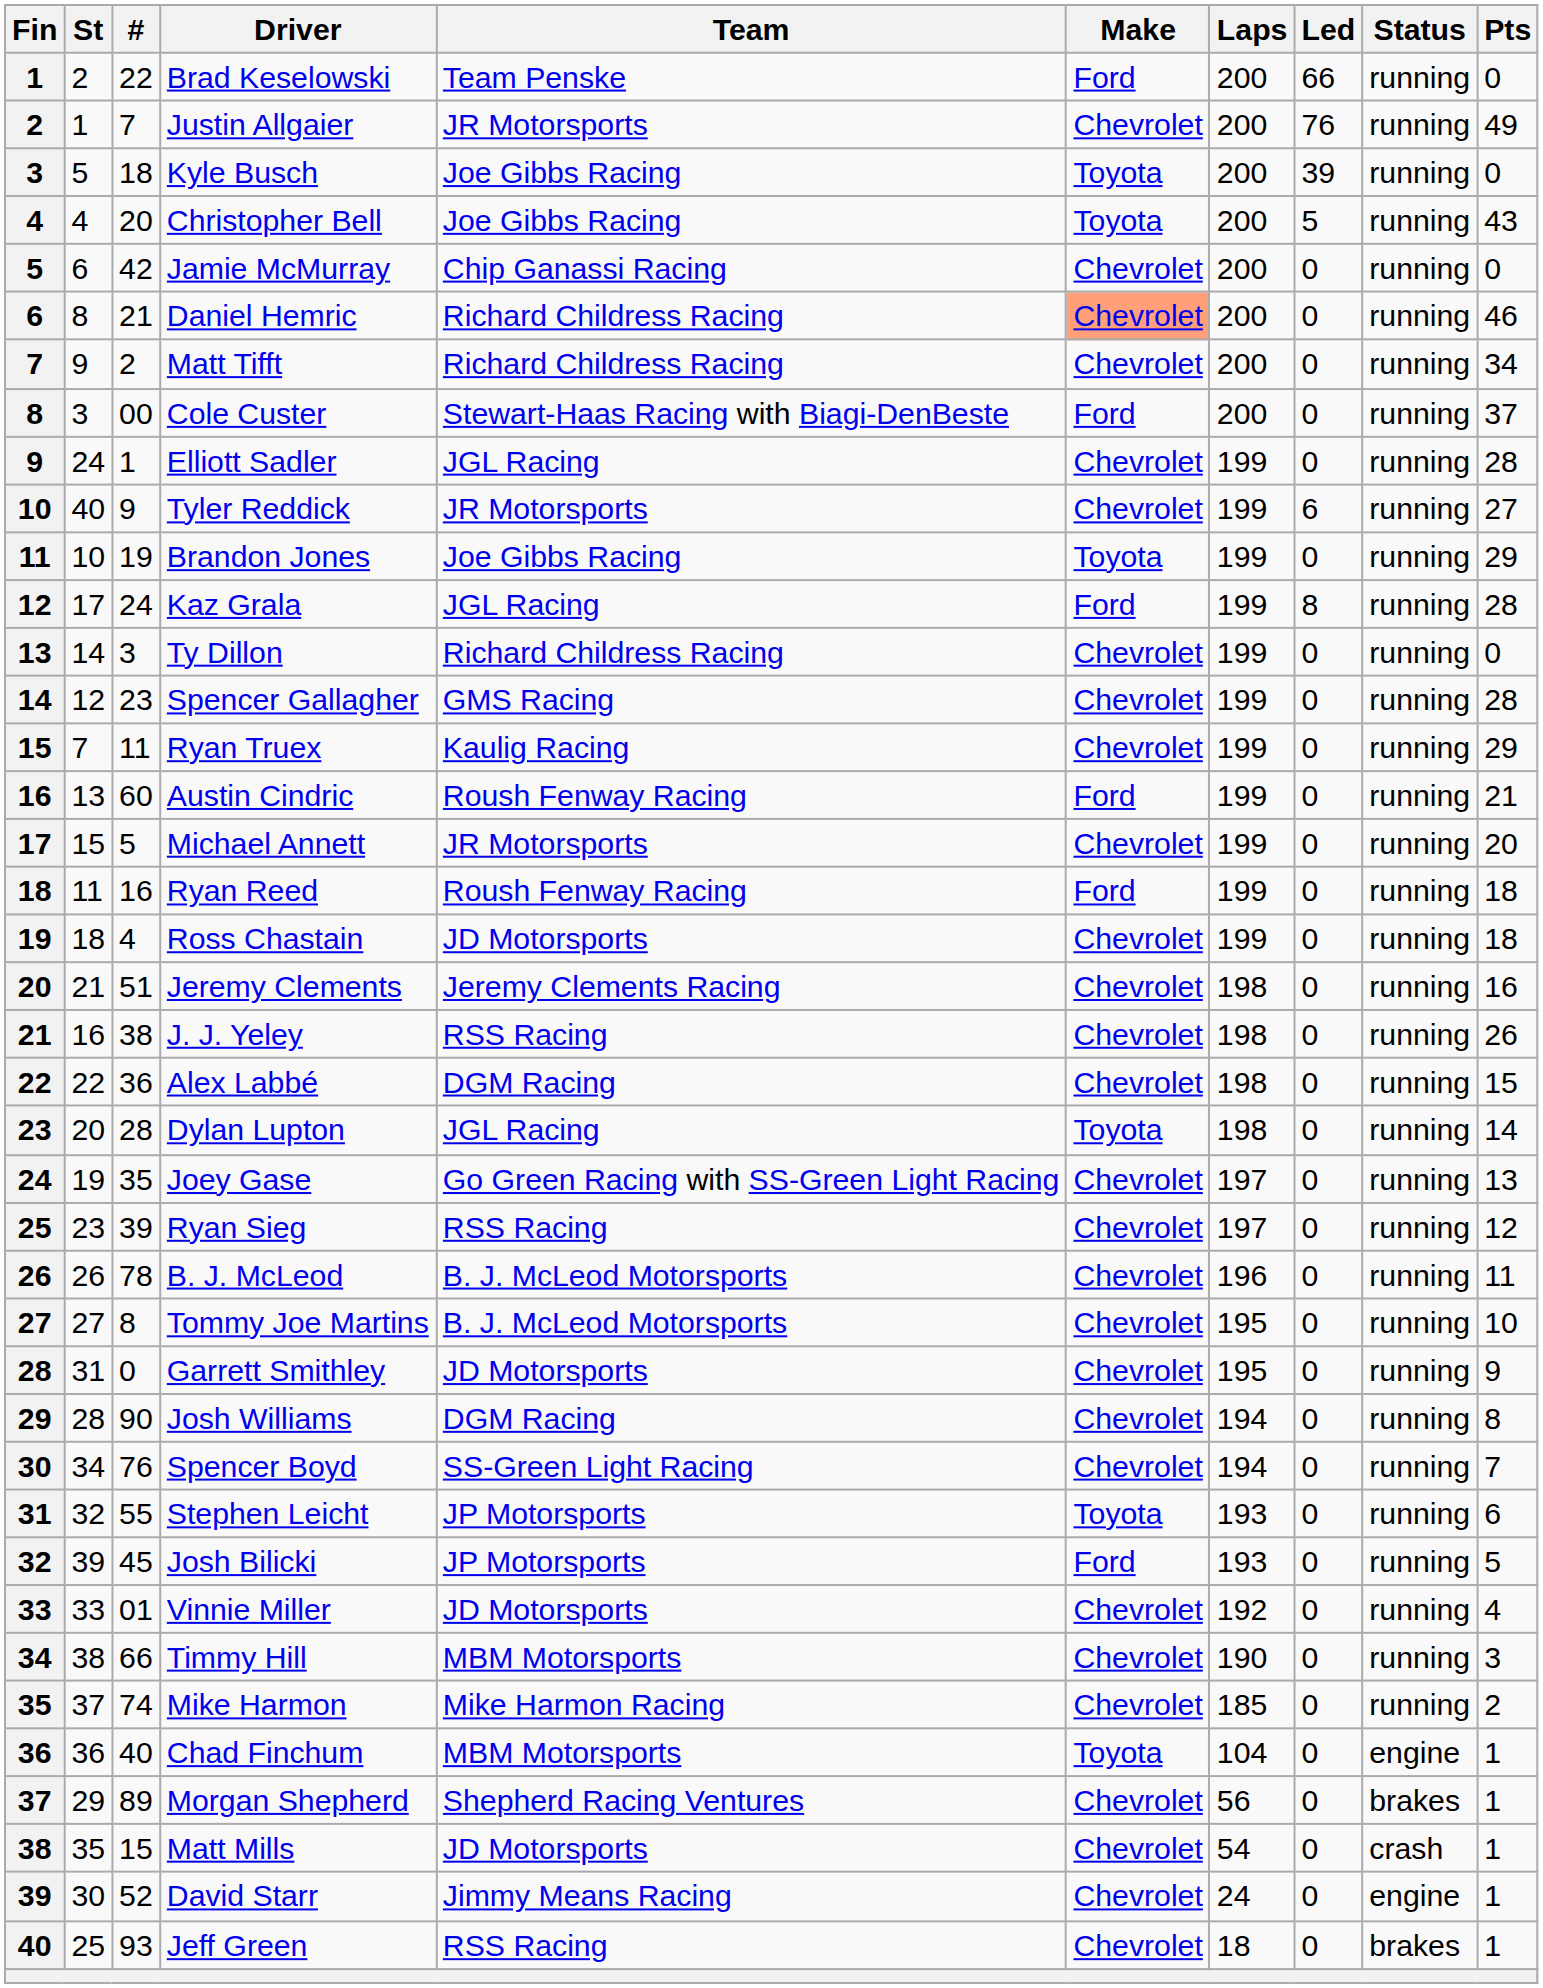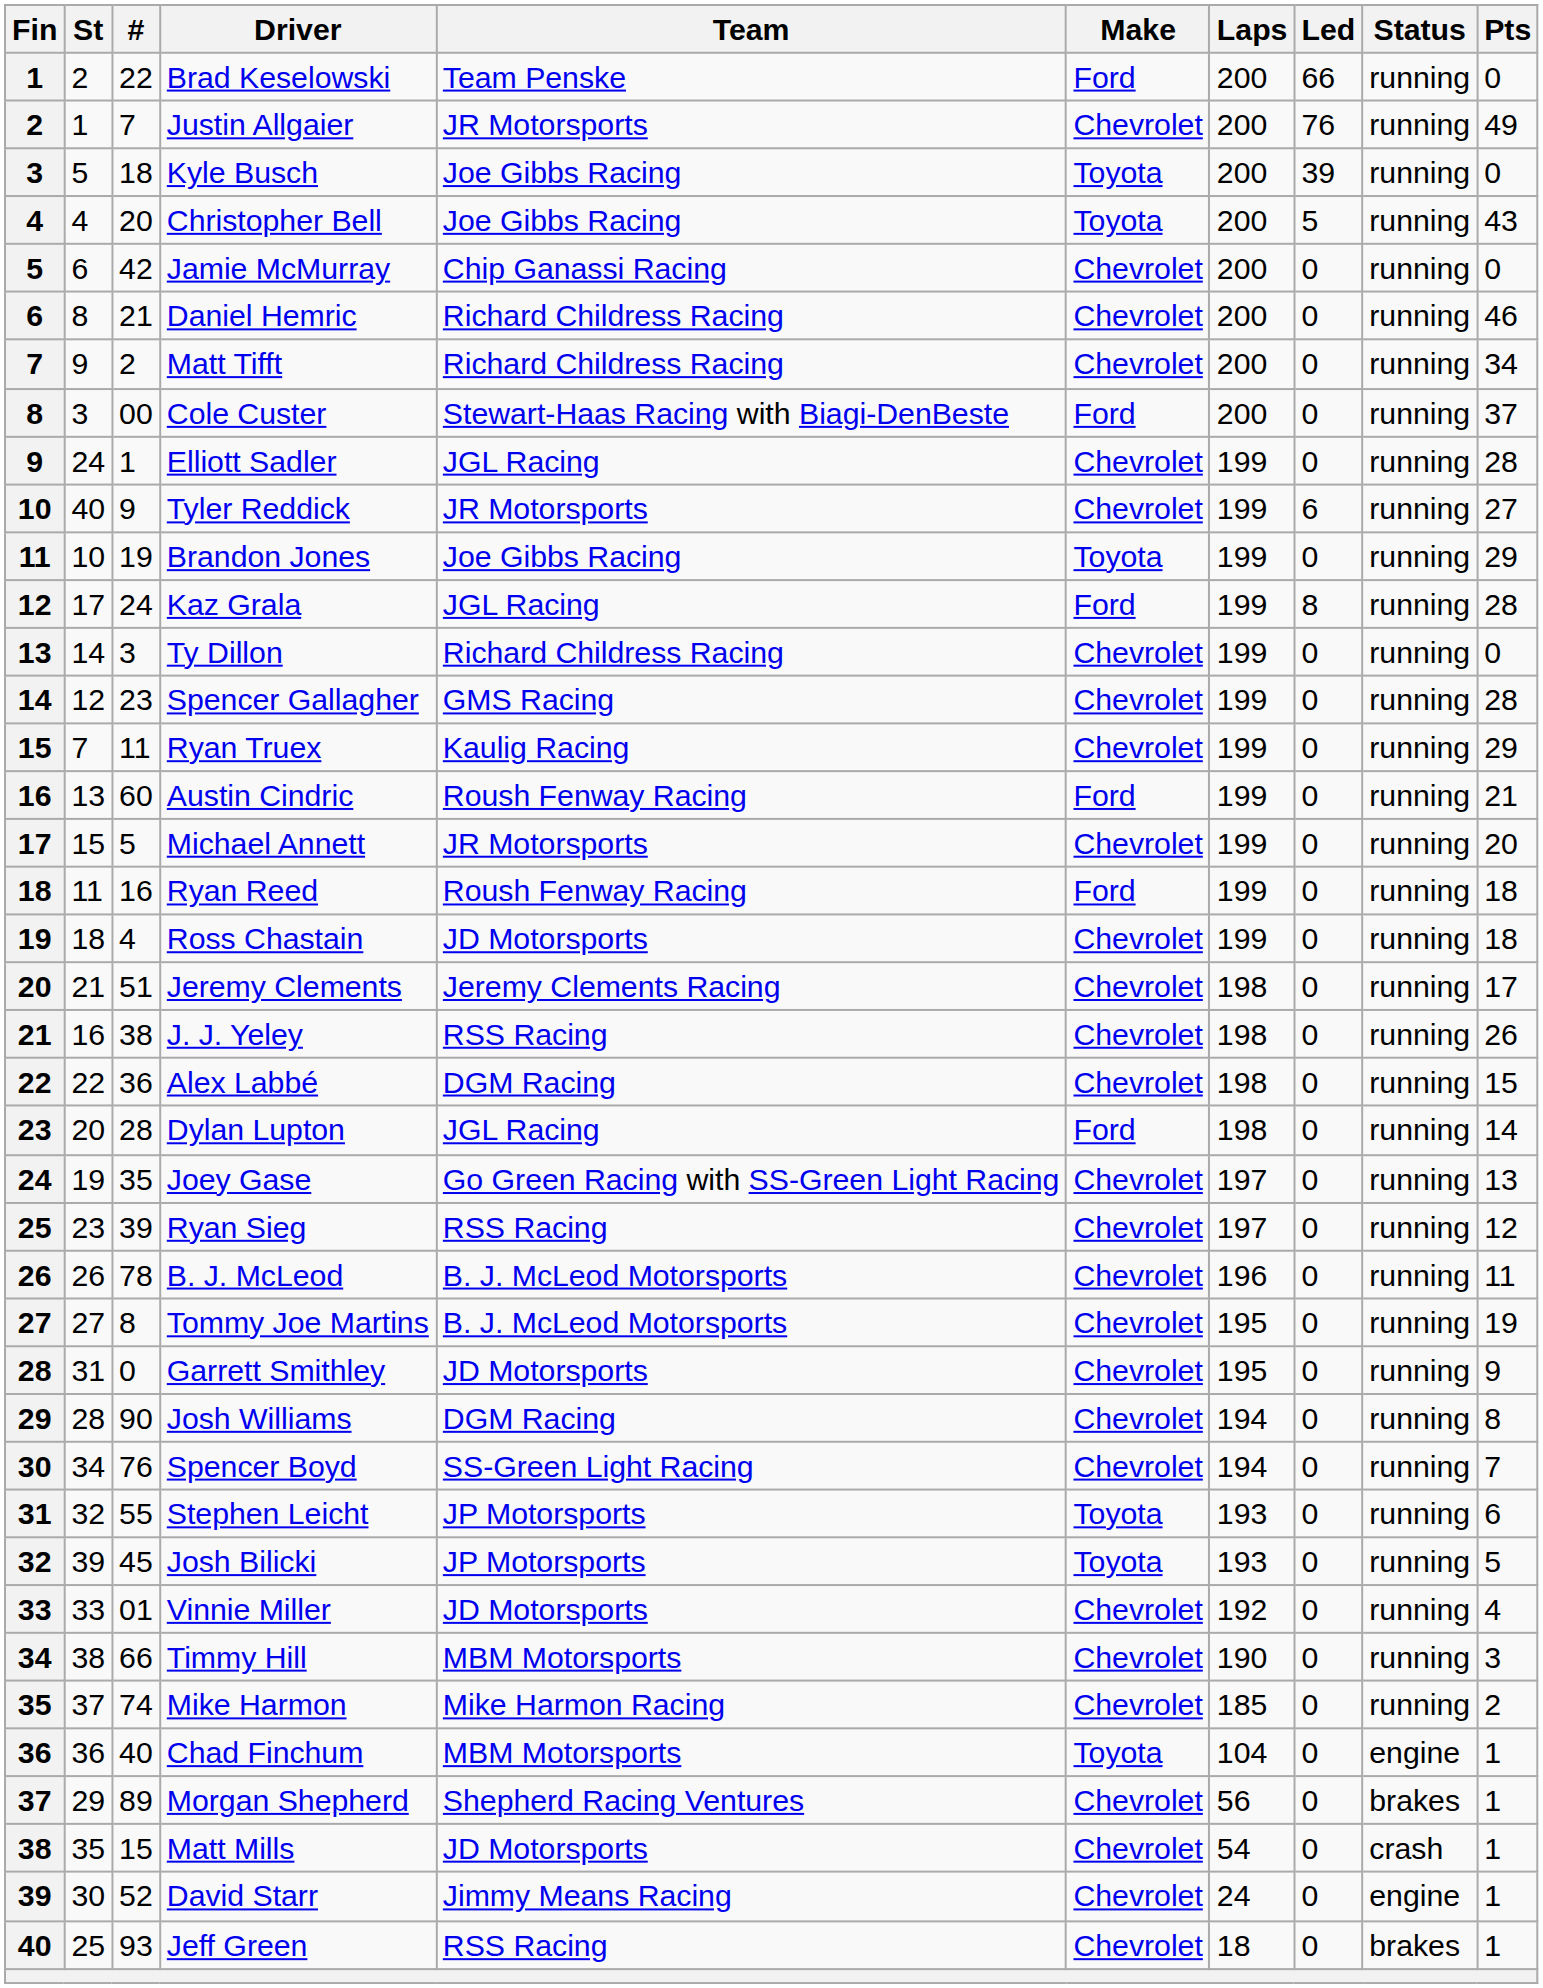(1138, 316) lightsalmon background -> (1138, 316) no background
(1501, 987) 16 -> (1501, 987) 17
(1118, 1130) Toyota -> (1105, 1130) Ford
(1501, 1322) 10 -> (1501, 1322) 19
(1105, 1561) Ford -> (1118, 1561) Toyota
